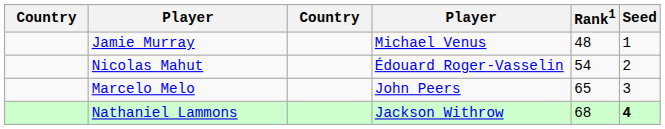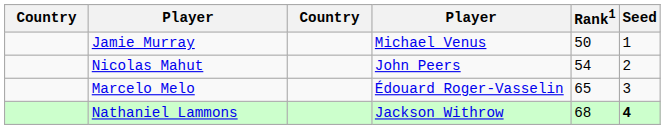(583, 43) 48 -> (583, 43) 50
(469, 66) Édouard Roger-Vasselin -> (418, 66) John Peers
(418, 90) John Peers -> (469, 90) Édouard Roger-Vasselin
